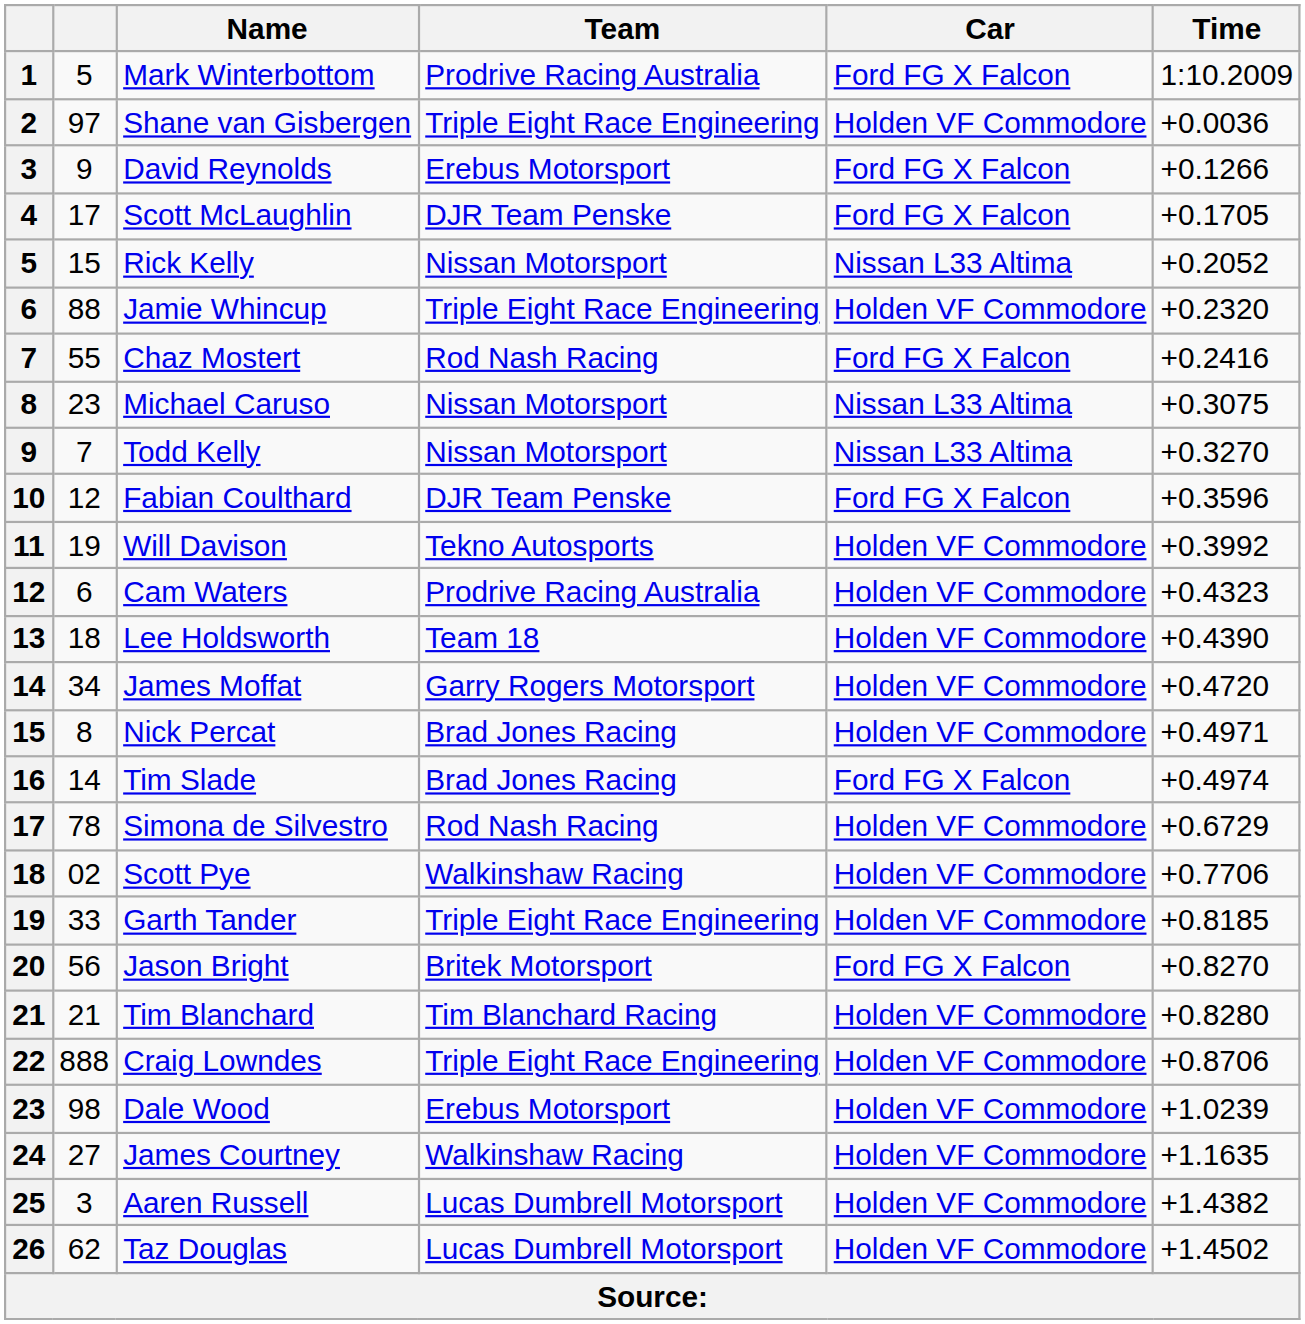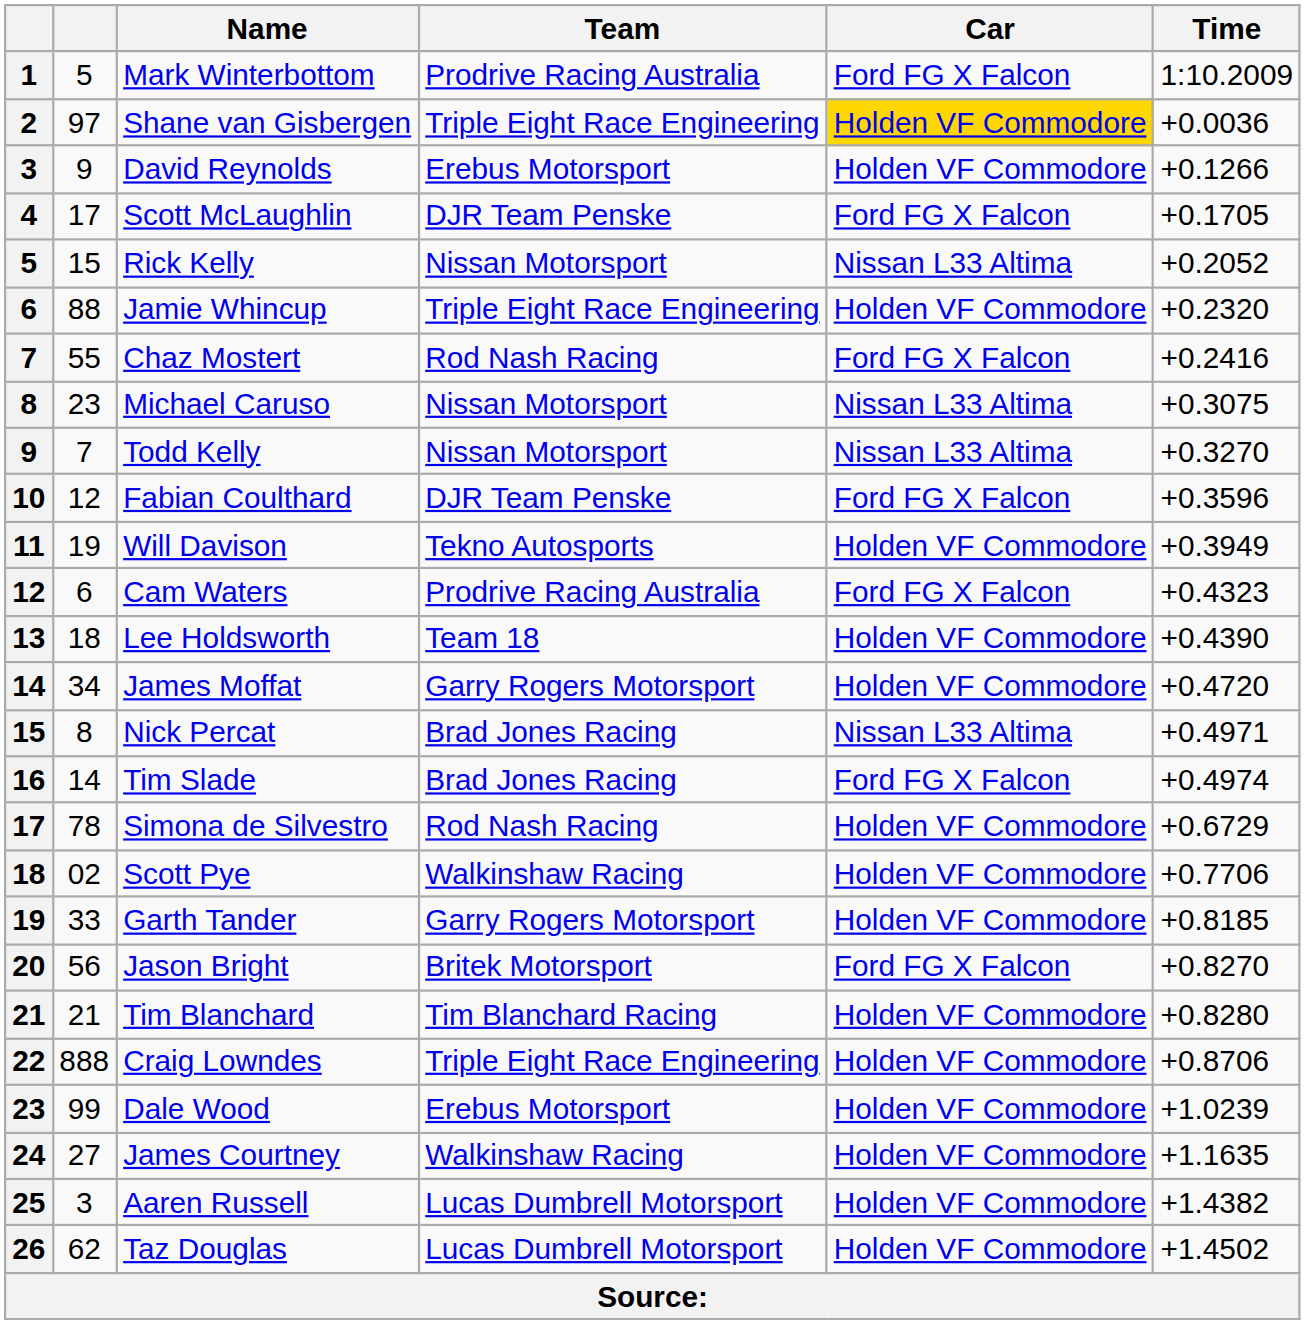(990, 122) no background -> (990, 122) gold background
(952, 169) Ford FG X Falcon -> (990, 169) Holden VF Commodore
(1215, 545) +0.3992 -> (1215, 545) +0.3949
(990, 592) Holden VF Commodore -> (952, 592) Ford FG X Falcon
(990, 732) Holden VF Commodore -> (953, 732) Nissan L33 Altima
(622, 920) Triple Eight Race Engineering -> (590, 920) Garry Rogers Motorsport
(84, 1108) 98 -> (84, 1108) 99
